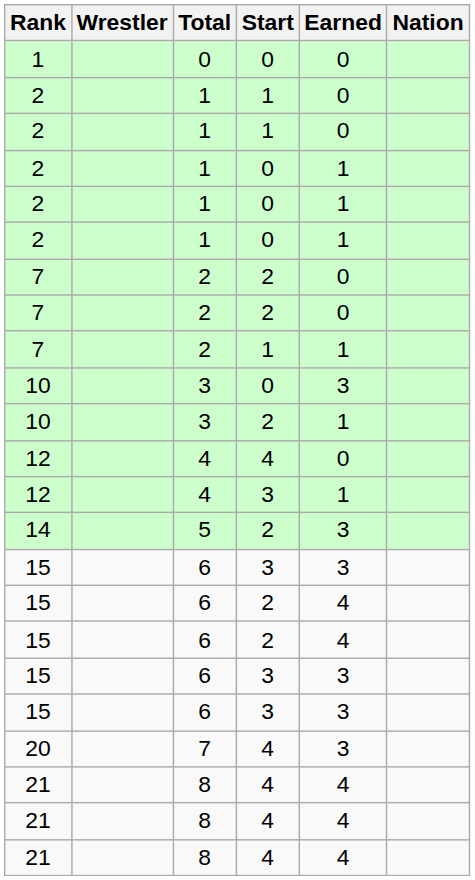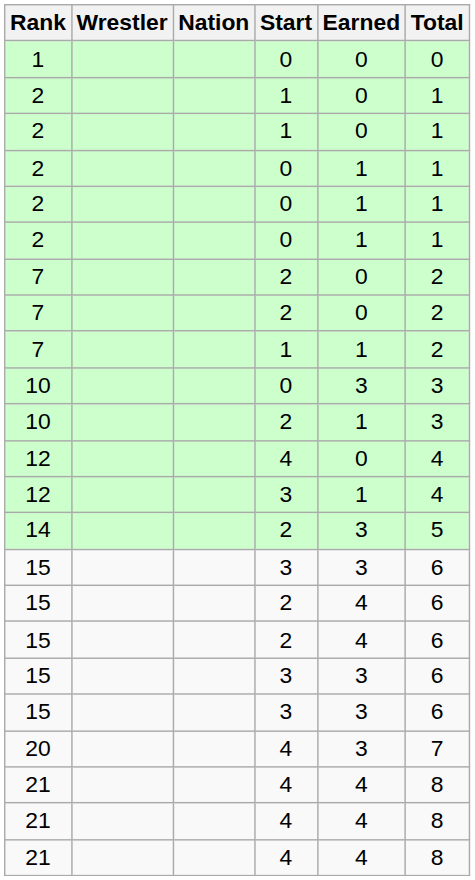columns swapped: (428, 22) <-> (205, 22)
